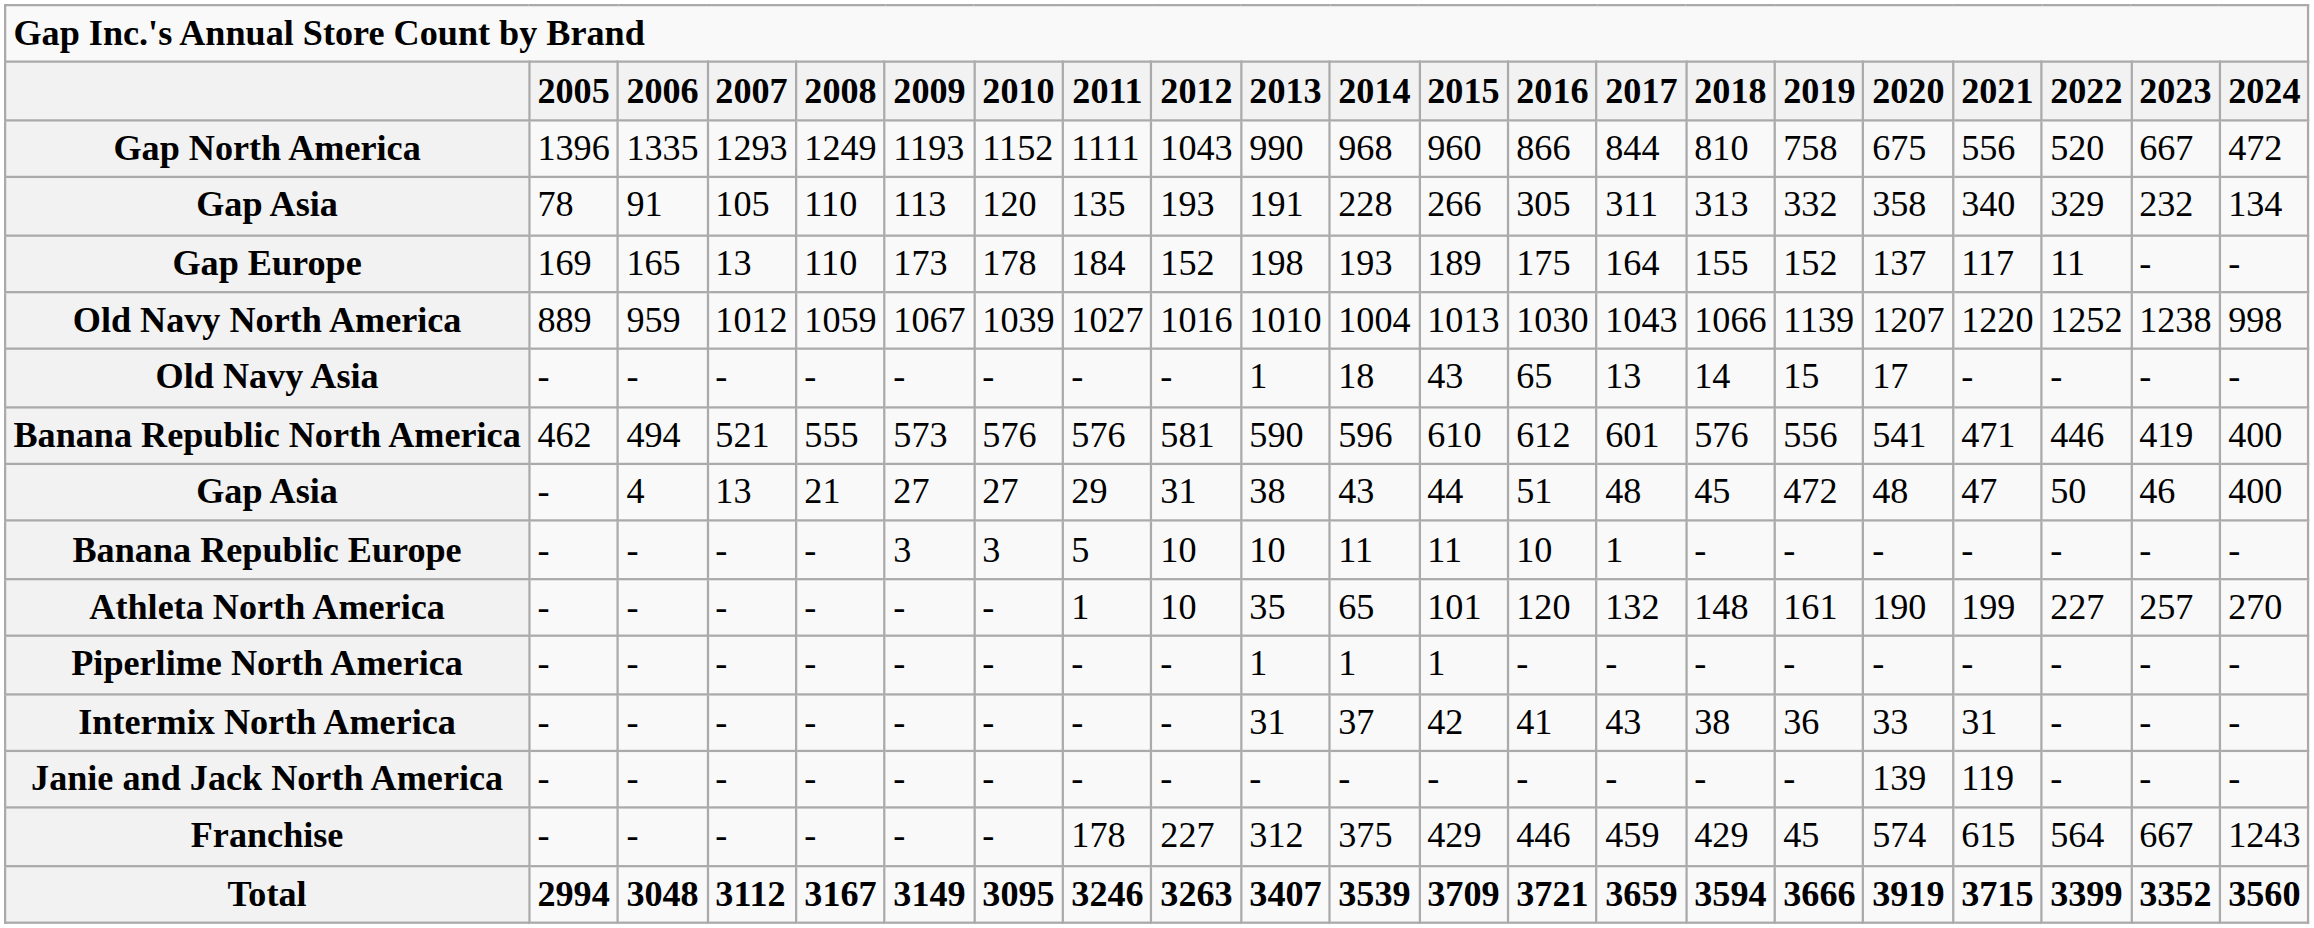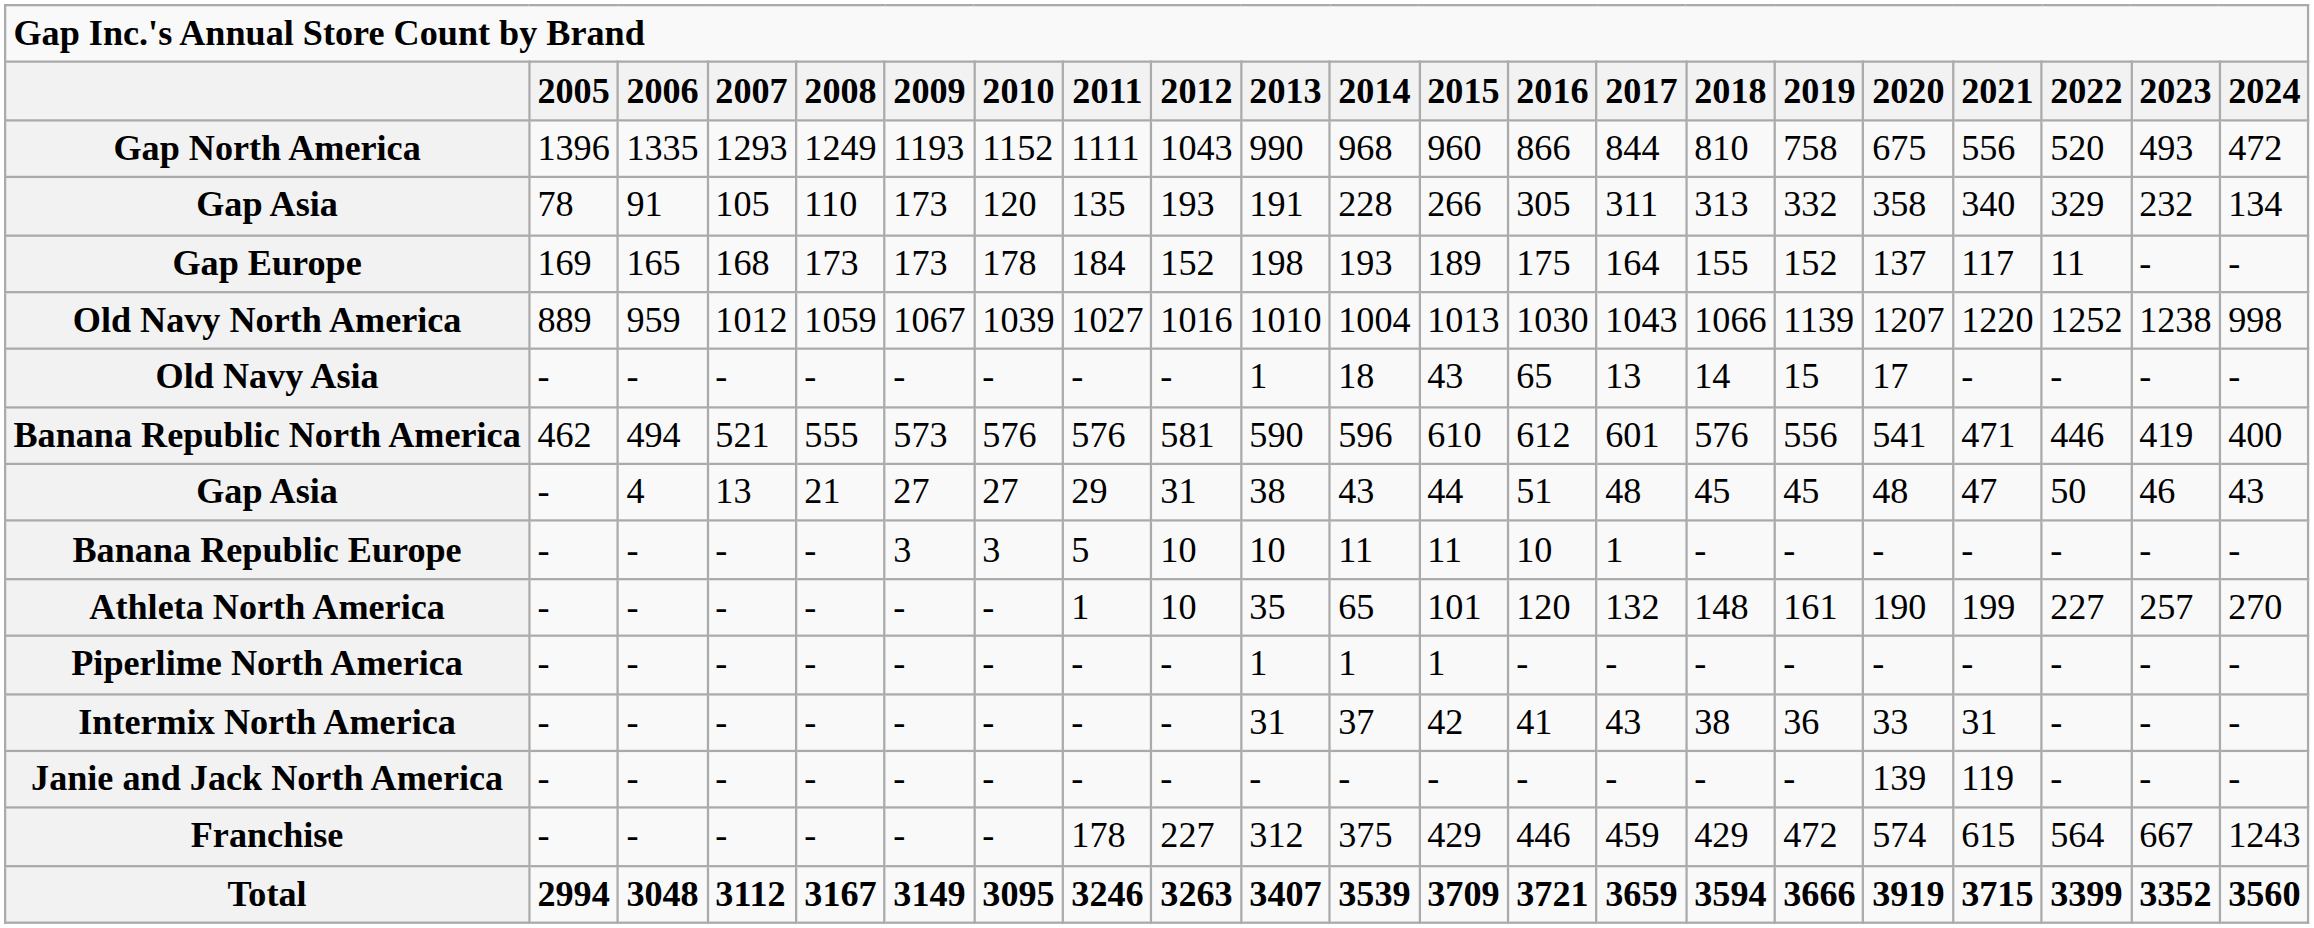(2166, 147) 667 -> (2166, 147) 493
(920, 205) 113 -> (920, 205) 173
(733, 262) 13 -> (742, 262) 168
(831, 262) 110 -> (831, 262) 173
(1810, 491) 472 -> (1801, 491) 45
(2255, 491) 400 -> (2246, 491) 43
(1801, 836) 45 -> (1810, 836) 472
